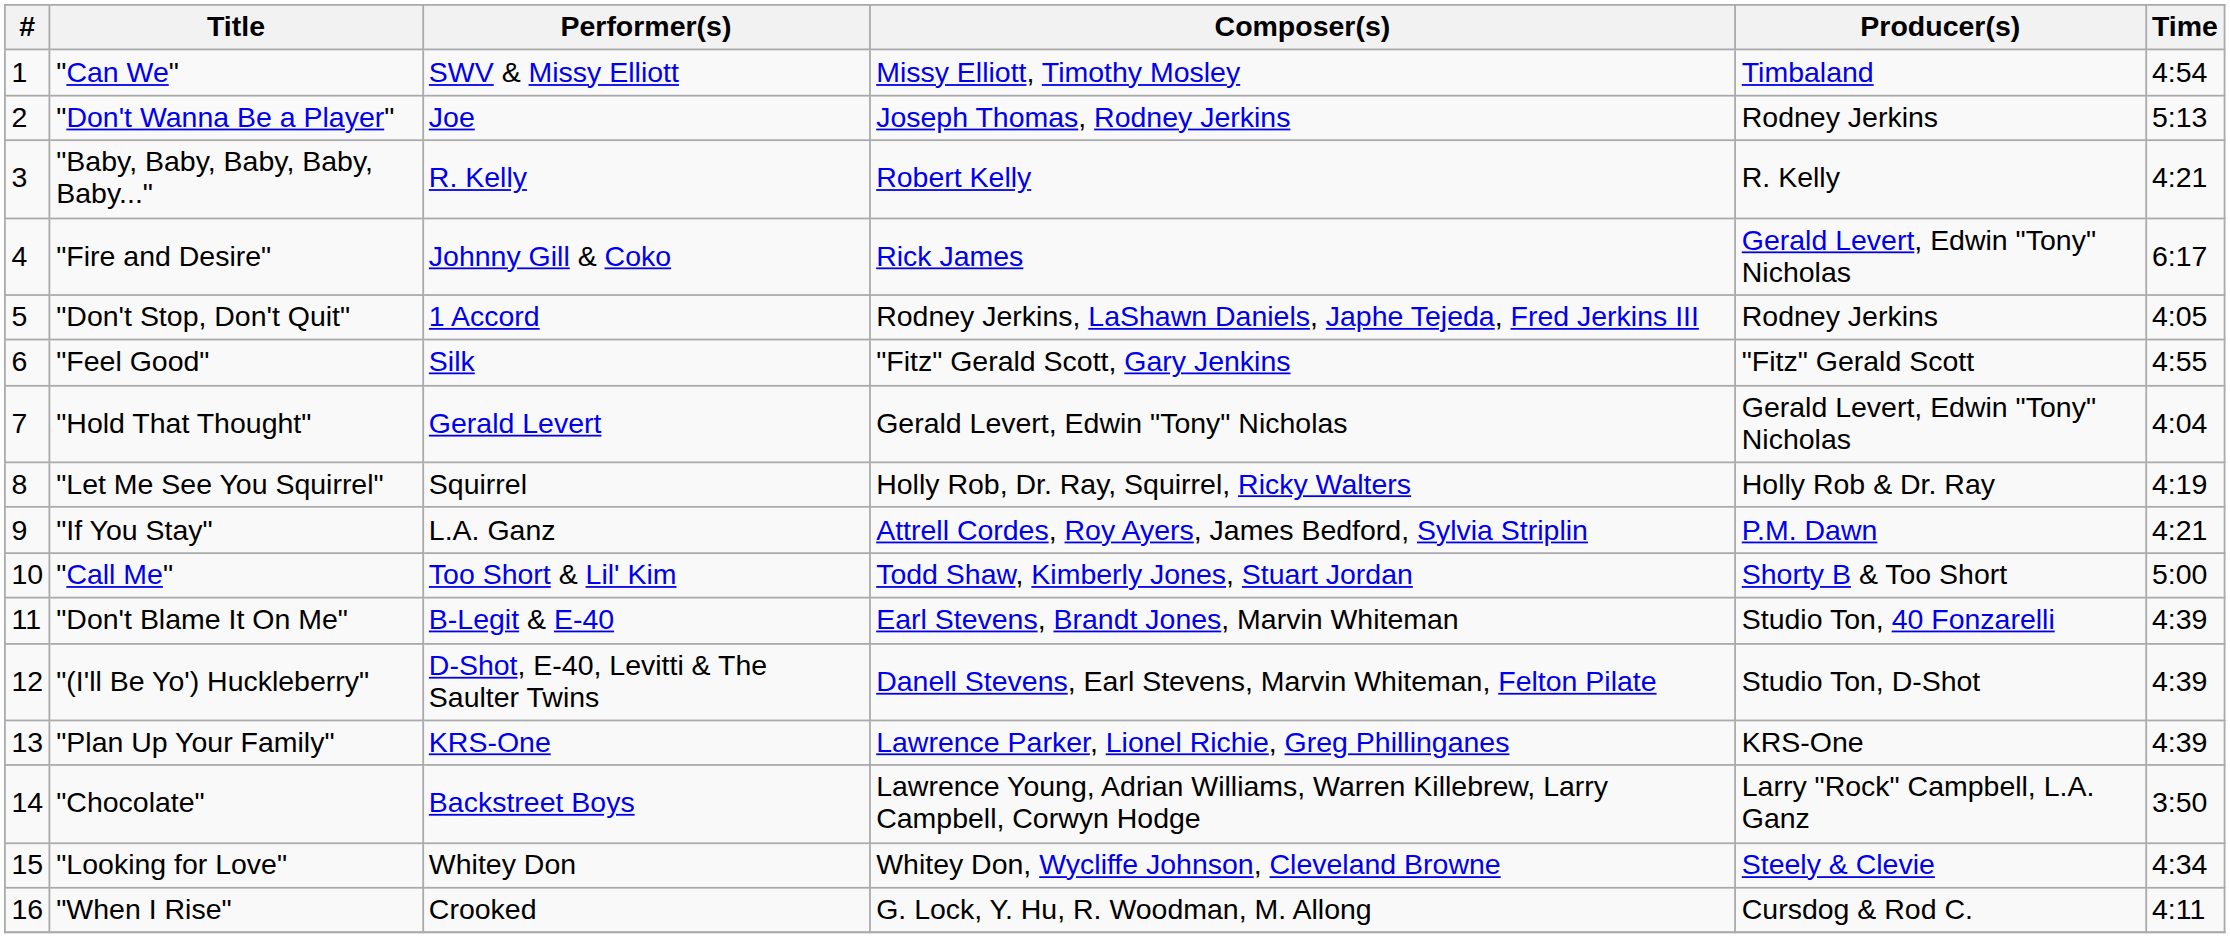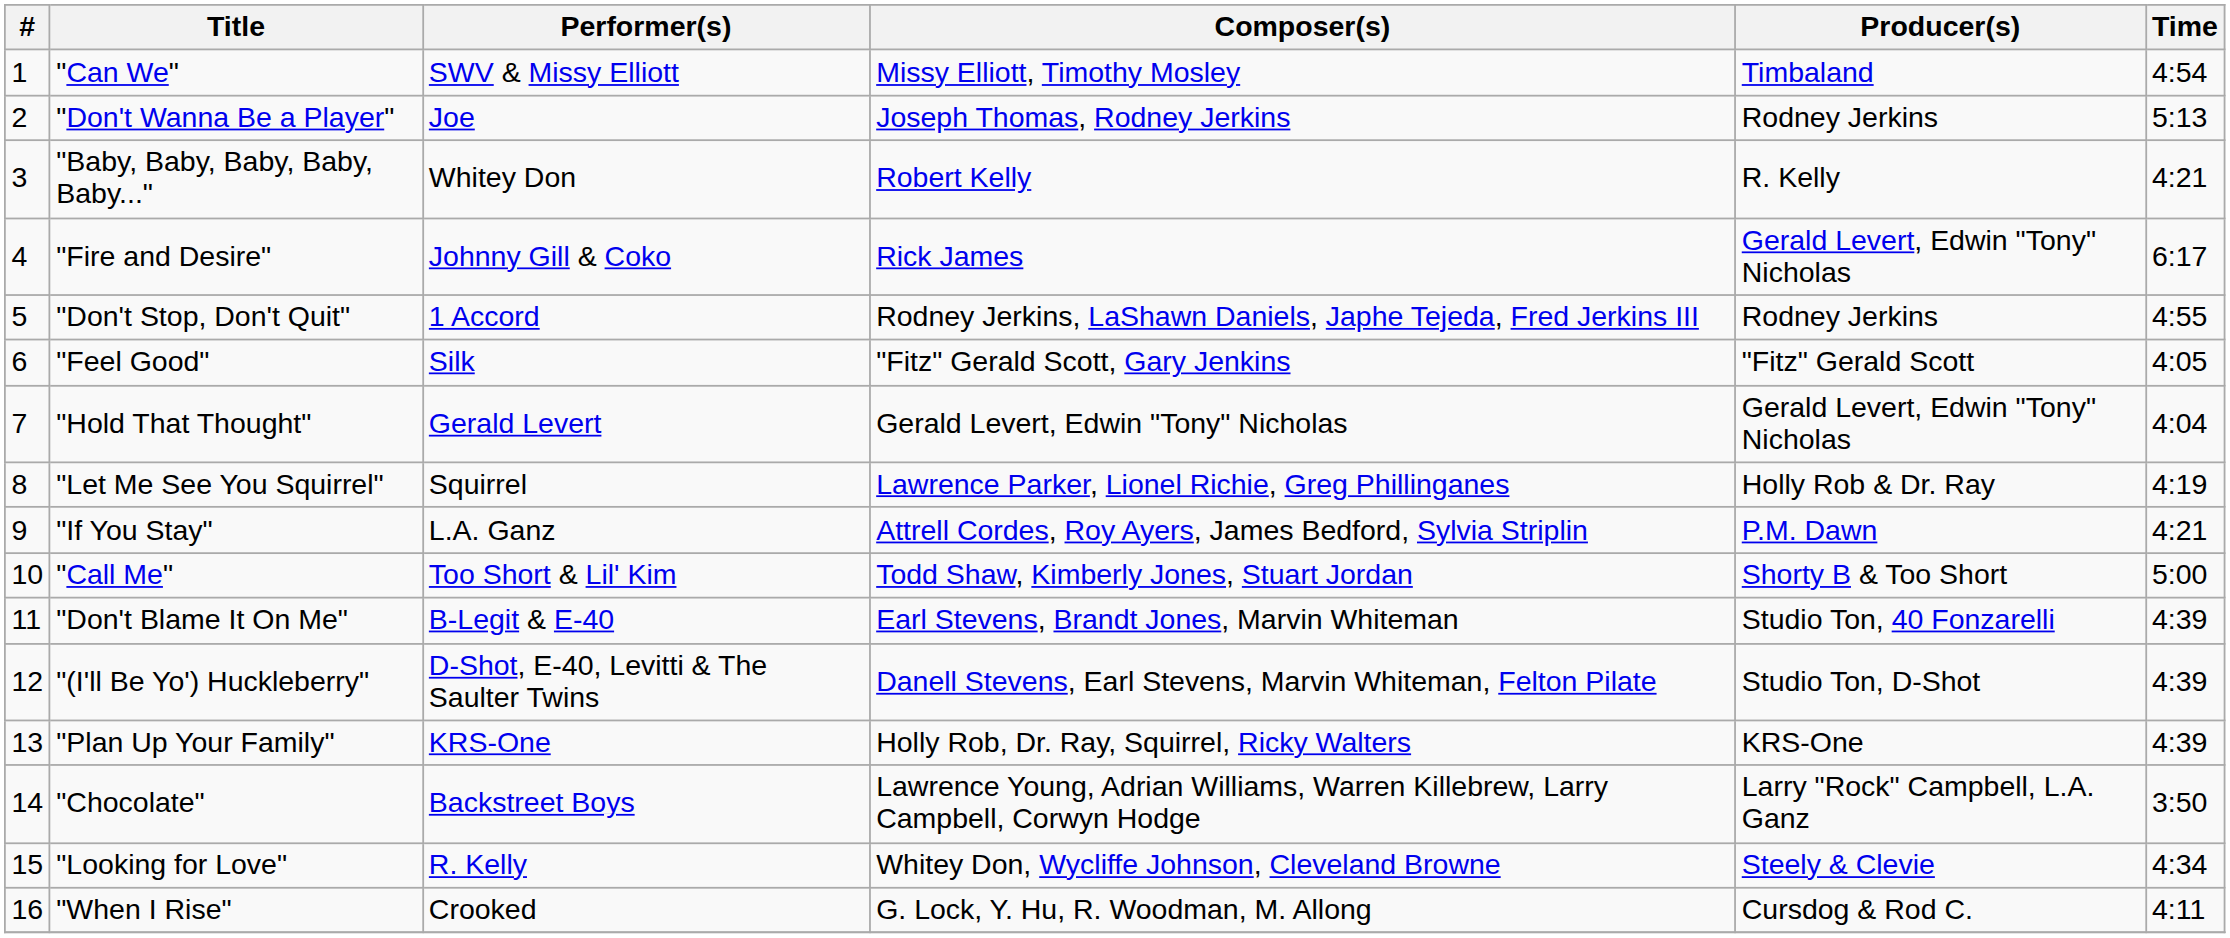(478, 178) R. Kelly -> (502, 178) Whitey Don
(2180, 317) 4:05 -> (2180, 317) 4:55
(2180, 362) 4:55 -> (2180, 362) 4:05
(1144, 484) Holly Rob, Dr. Ray, Squirrel, Ricky Walters -> (1193, 484) Lawrence Parker, Lionel Richie, Greg Phillinganes
(1193, 742) Lawrence Parker, Lionel Richie, Greg Phillinganes -> (1144, 742) Holly Rob, Dr. Ray, Squirrel, Ricky Walters
(502, 864) Whitey Don -> (478, 864) R. Kelly
